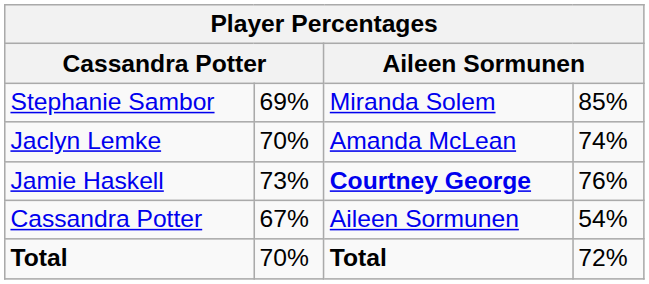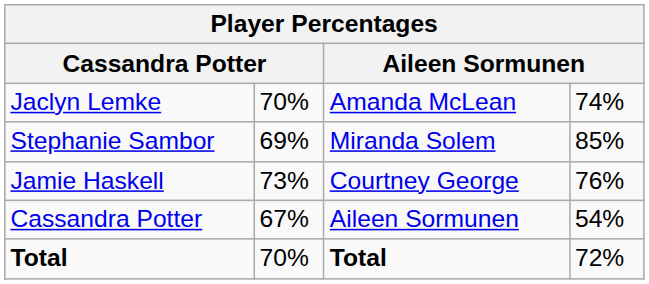rows swapped: (112, 102) <-> (86, 141)
(430, 180) bold -> (424, 180) normal
